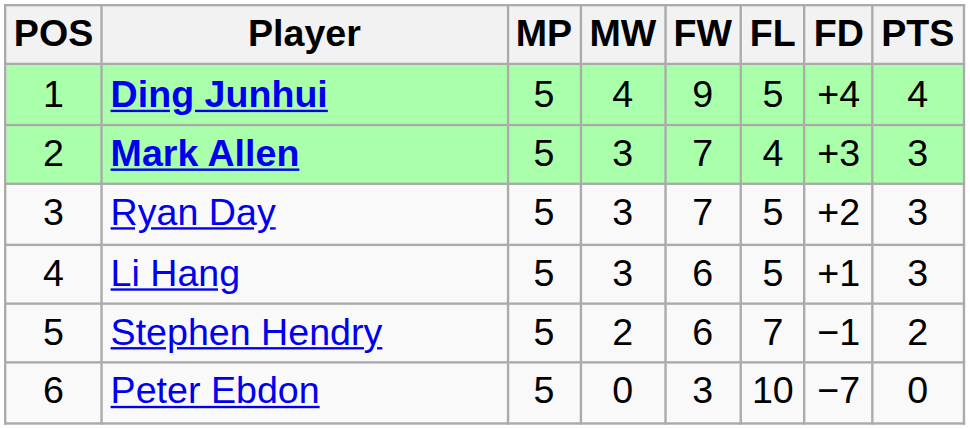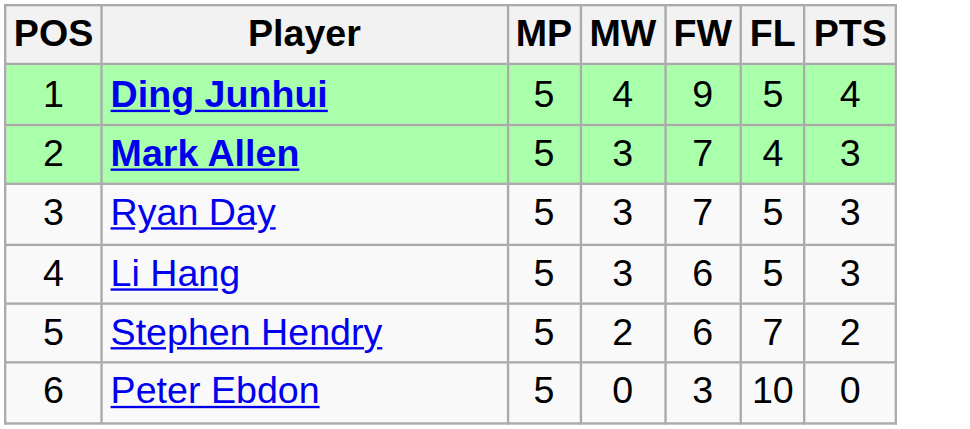- column: (839, 34)
